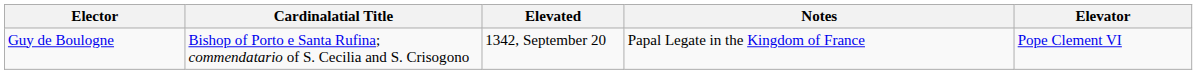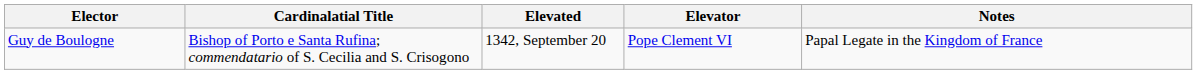columns swapped: (1103, 16) <-> (819, 16)
